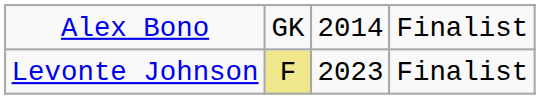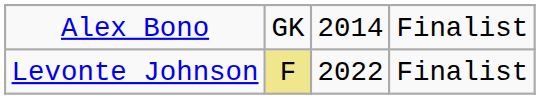(351, 72) 2023 -> (351, 72) 2022
